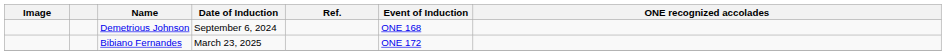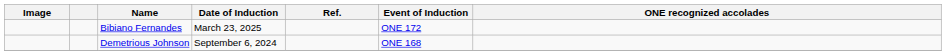rows swapped: (145, 28) <-> (141, 43)
